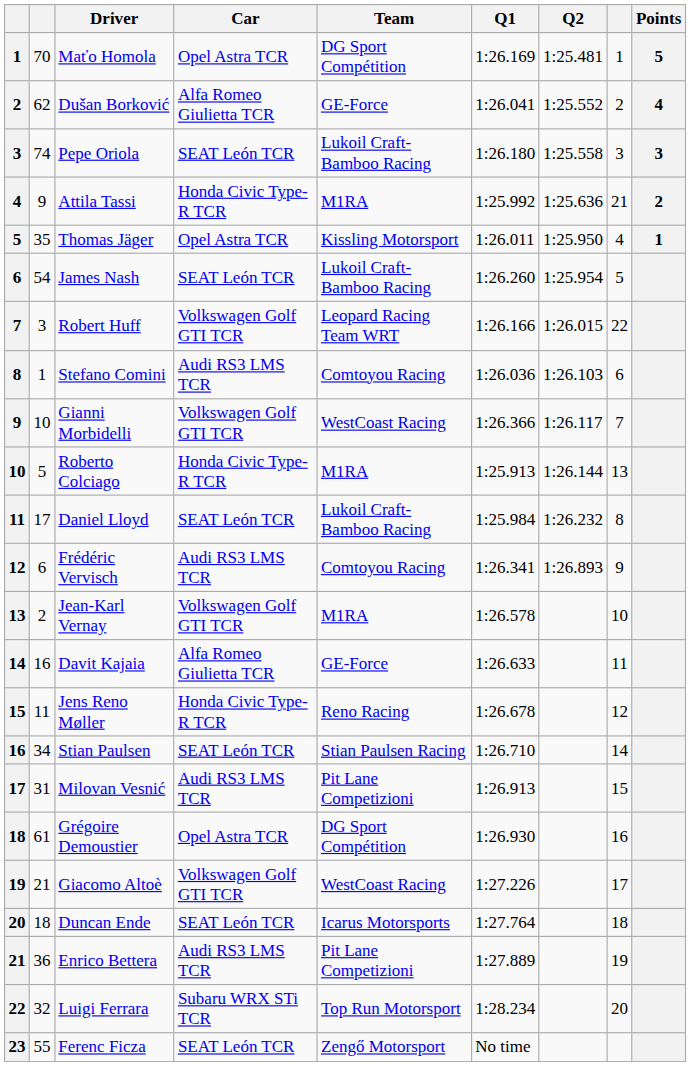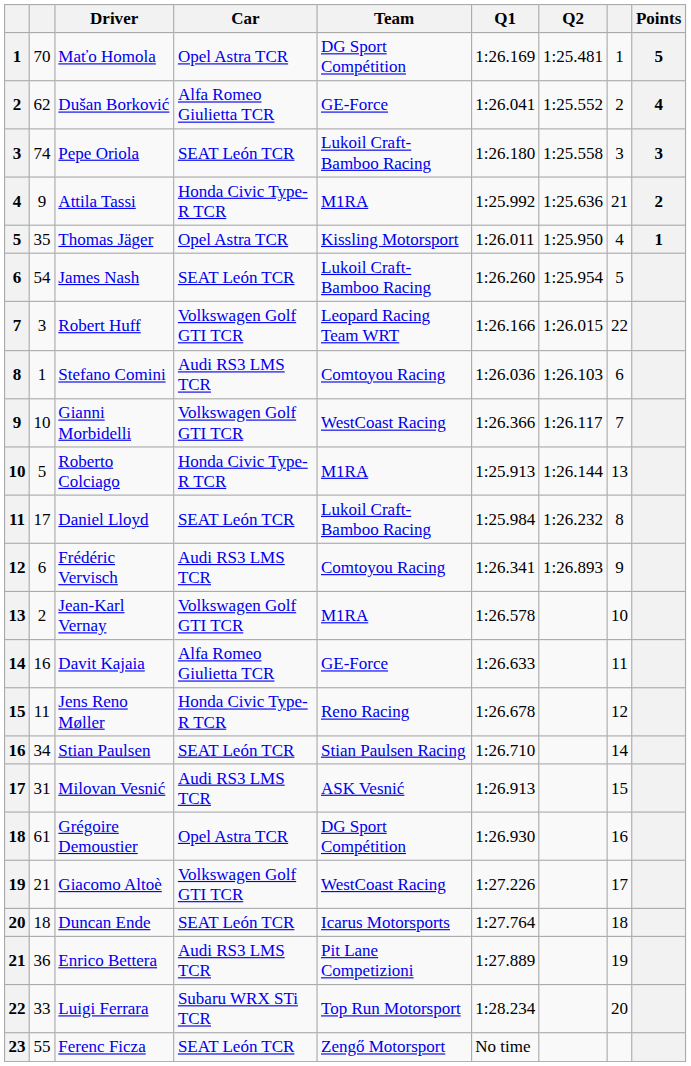(367, 788) Pit Lane Competizioni -> (363, 788) ASK Vesnić
(42, 1009) 32 -> (42, 1009) 33
